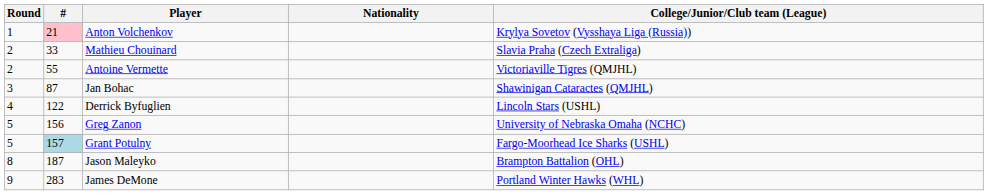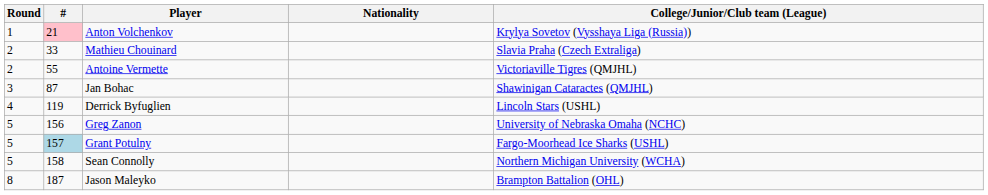(55, 106) 122 -> (55, 106) 119
+ row: (120, 161)
- row: (122, 180)
